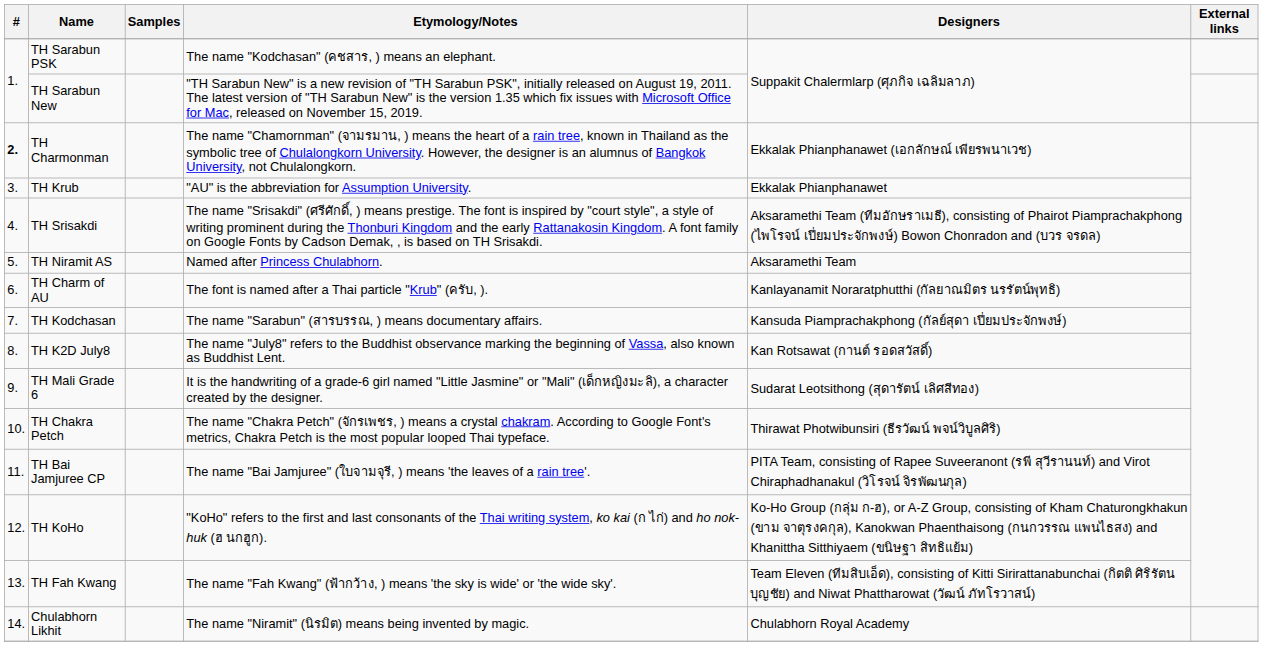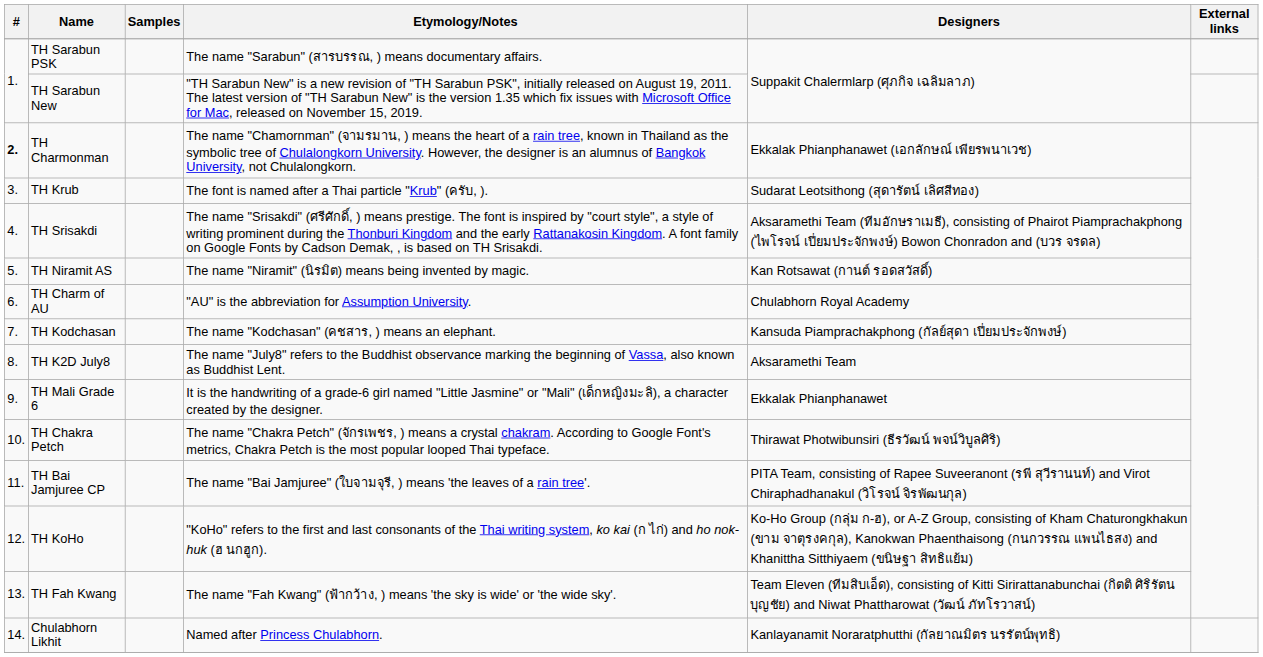(341, 56) The name "Kodchasan" (คชสาร, ) means an elephant. -> (364, 56) The name "Sarabun" (สารบรรณ, ) means documentary affairs.
(329, 187) "AU" is the abbreviation for Assumption University. -> (337, 191) The font is named after a Thai particle "Krub" (ครับ, ).
(819, 187) Ekkalak Phianphanawet -> (865, 191) Sudarat Leotsithong (สุดารัตน์ เลิศสีทอง)
(284, 262) Named after Princess Chulabhorn. -> (358, 271) The name "Niramit" (นิรมิต) means being invented by magic.
(803, 262) Aksaramethi Team -> (841, 271) Kan Rotsawat (กานต์ รอดสวัสดิ์)
(337, 290) The font is named after a Thai particle "Krub" (ครับ, ). -> (329, 301) "AU" is the abbreviation for Assumption University.
(905, 290) Kanlayanamit Noraratphutthi (กัลยาณมิตร นรรัตน์พุทธิ) -> (830, 301) Chulabhorn Royal Academy
(364, 321) The name "Sarabun" (สารบรรณ, ) means documentary affairs. -> (341, 332) The name "Kodchasan" (คชสาร, ) means an elephant.
(841, 351) Kan Rotsawat (กานต์ รอดสวัสดิ์) -> (803, 362) Aksaramethi Team
(865, 388) Sudarat Leotsithong (สุดารัตน์ เลิศสีทอง) -> (819, 399) Ekkalak Phianphanawet
(358, 624) The name "Niramit" (นิรมิต) means being invented by magic. -> (284, 635) Named after Princess Chulabhorn.
(830, 623) Chulabhorn Royal Academy -> (905, 635) Kanlayanamit Noraratphutthi (กัลยาณมิตร นรรัตน์พุทธิ)
